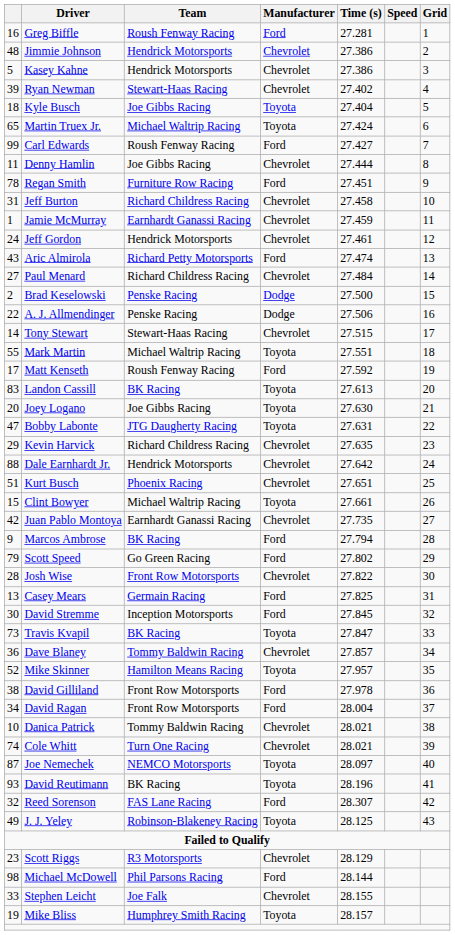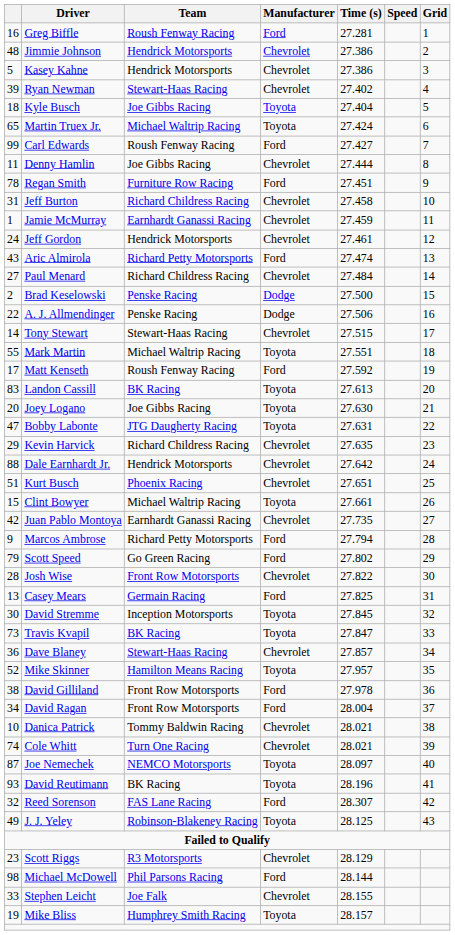(154, 539) BK Racing -> (190, 539) Richard Petty Motorsports
(274, 614) Ford -> (280, 614) Toyota
(185, 652) Tommy Baldwin Racing -> (177, 652) Stewart-Haas Racing
